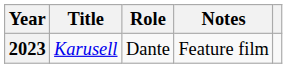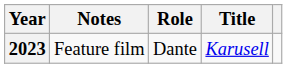columns swapped: (86, 19) <-> (224, 19)
